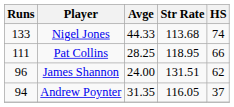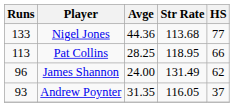(141, 33) 44.33 -> (141, 33) 44.36
(218, 33) 74 -> (218, 33) 77
(21, 53) 111 -> (21, 53) 113
(182, 72) 131.51 -> (182, 72) 131.49
(21, 92) 94 -> (21, 92) 93
